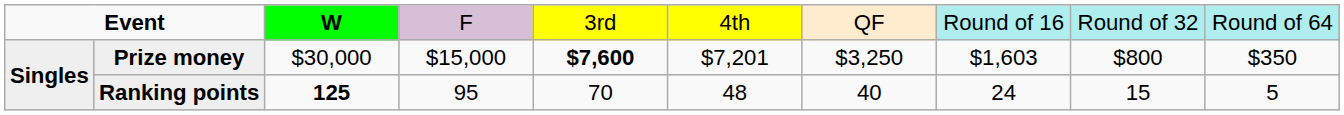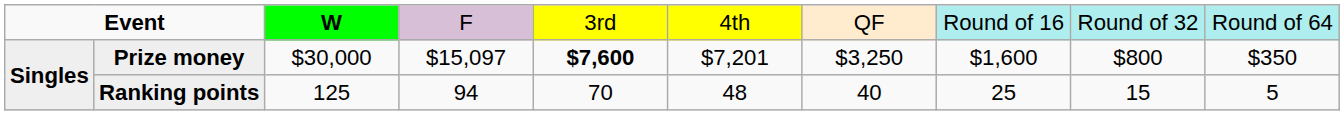(466, 58) $15,000 -> (466, 58) $15,097
(1004, 58) $1,603 -> (1004, 58) $1,600
(332, 93) bold -> (332, 93) normal
(466, 93) 95 -> (466, 93) 94
(1004, 93) 24 -> (1004, 93) 25
